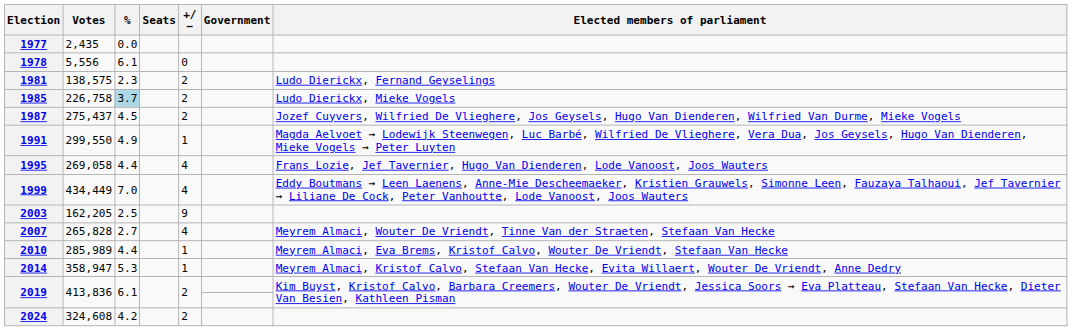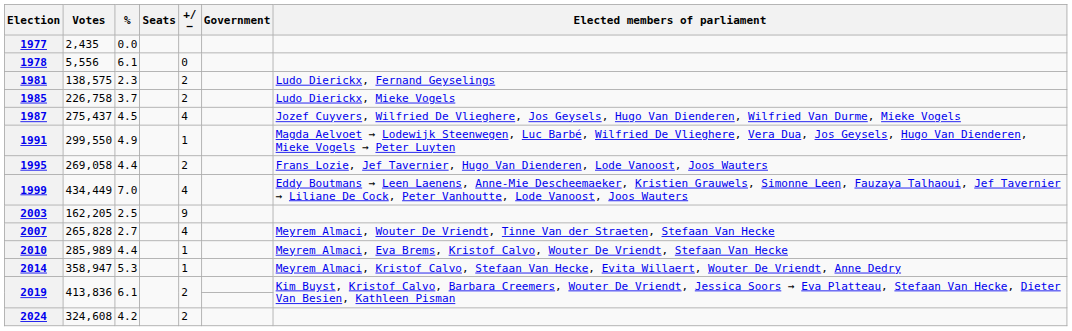(127, 98) lightblue background -> (127, 98) no background
(184, 116) 2 -> (184, 116) 4
(184, 165) 4 -> (184, 165) 2
